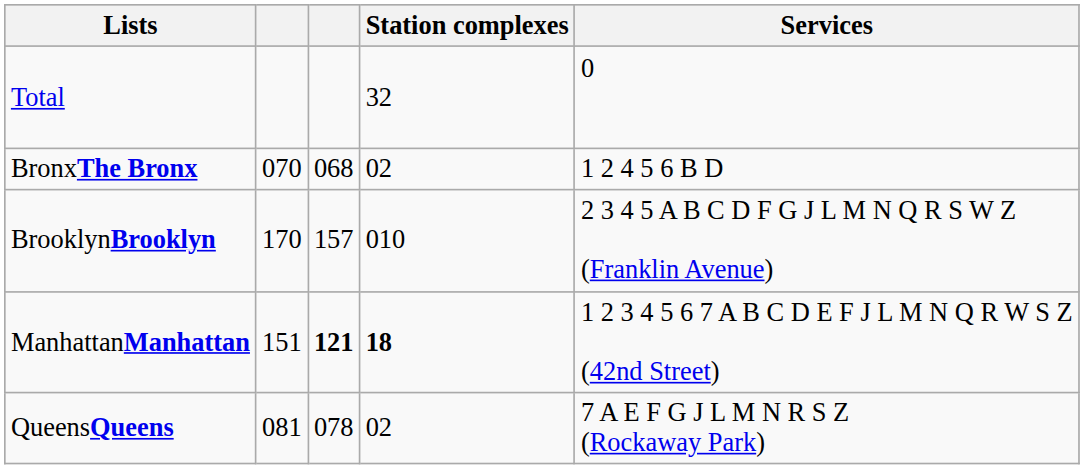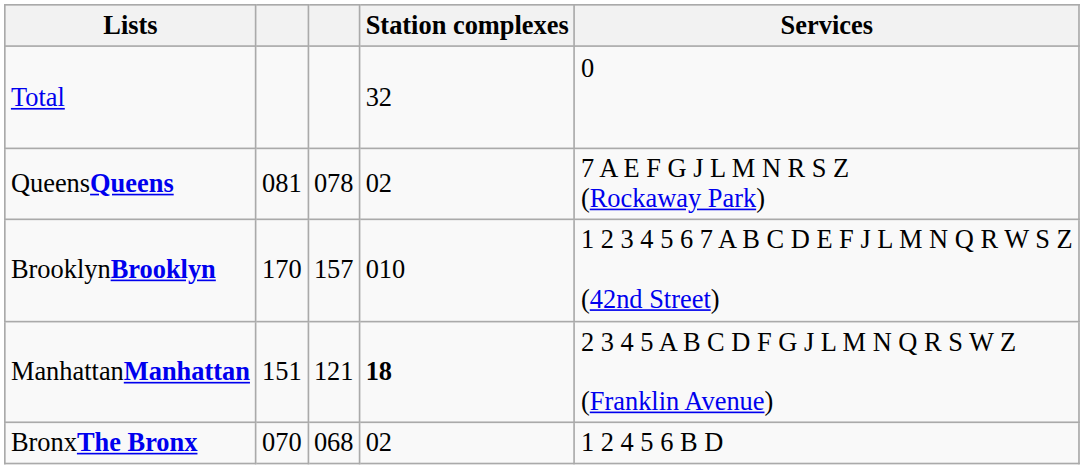rows swapped: (104, 168) <-> (92, 427)
(799, 240) 2 3 4 5 A B C D F G J L M N Q R S W Z (Franklin Avenue) -> (827, 269) 1 2 3 4 5 6 7 A B C D E F J L M N Q R W S Z (42nd Street)
(334, 341) bold -> (334, 371) normal
(827, 341) 1 2 3 4 5 6 7 A B C D E F J L M N Q R W S Z (42nd Street) -> (799, 371) 2 3 4 5 A B C D F G J L M N Q R S W Z (Franklin Avenue)
